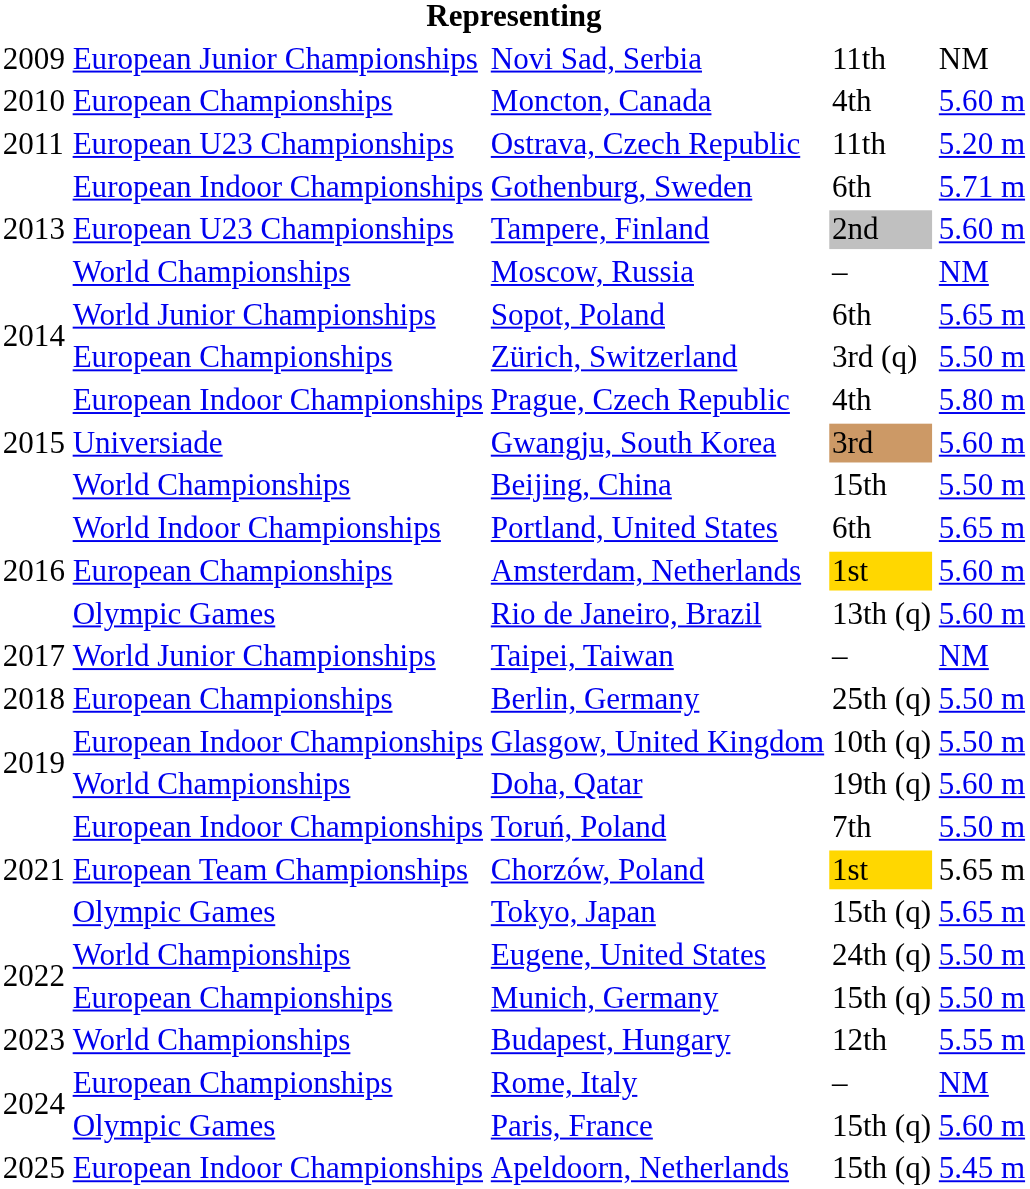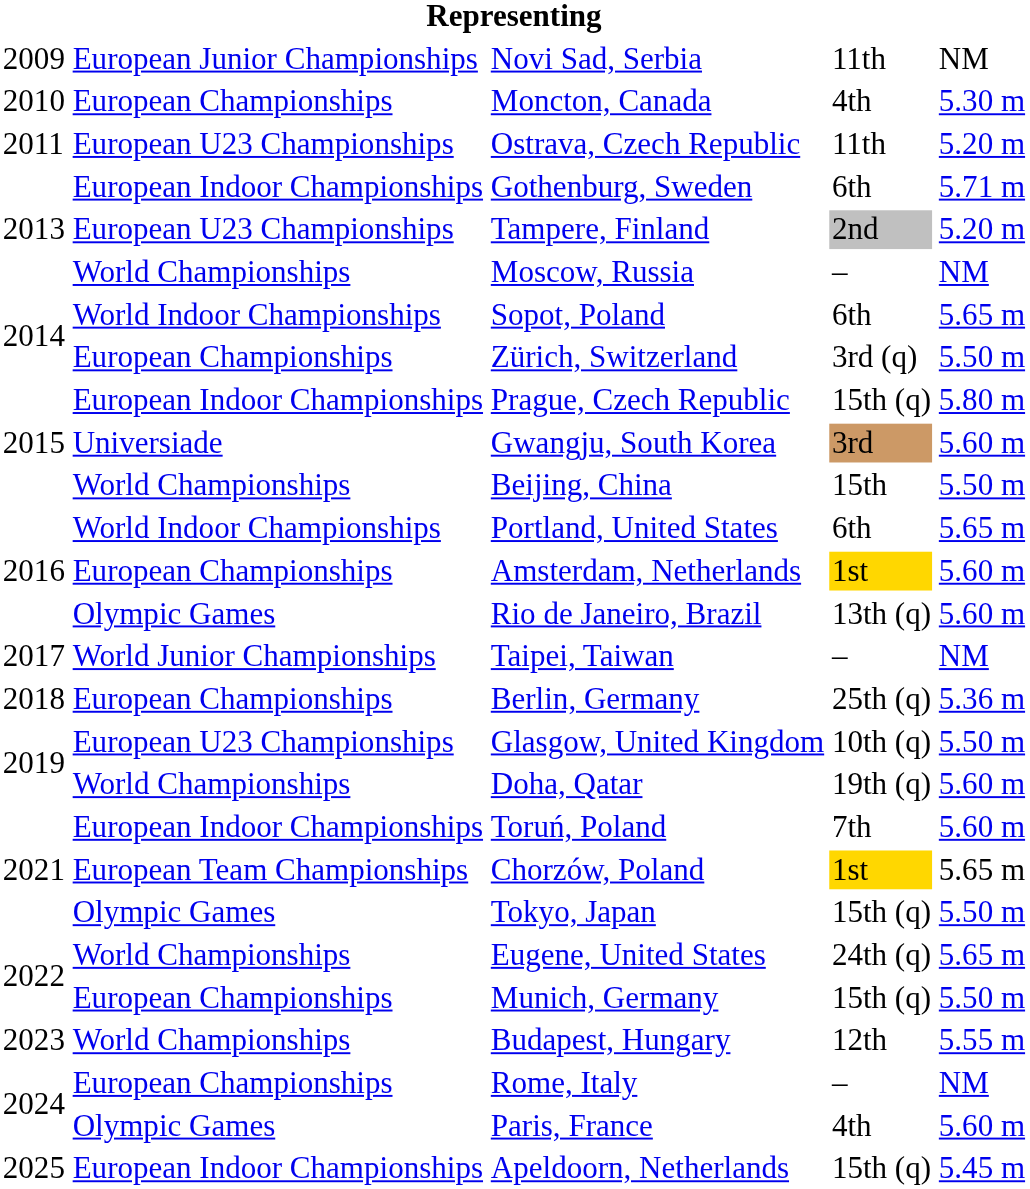(982, 101) 5.60 m -> (982, 101) 5.30 m
(982, 229) 5.60 m -> (982, 229) 5.20 m
(254, 314) World Junior Championships -> (257, 314) World Indoor Championships
(852, 399) 4th -> (882, 399) 15th (q)
(982, 698) 5.50 m -> (982, 698) 5.36 m
(278, 741) European Indoor Championships -> (263, 741) European U23 Championships
(982, 826) 5.50 m -> (982, 826) 5.60 m
(982, 912) 5.65 m -> (982, 912) 5.50 m
(982, 954) 5.50 m -> (982, 954) 5.65 m
(882, 1125) 15th (q) -> (852, 1125) 4th
